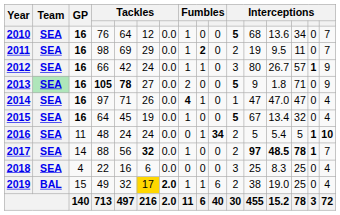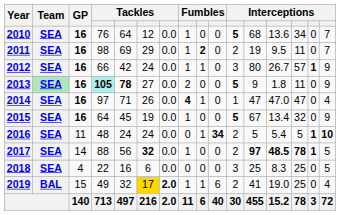(103, 84) no background -> (103, 84) paleturquoise background
(300, 84) 71 -> (300, 84) 11
(327, 118) 4 -> (327, 118) 9
(327, 151) 7 -> (327, 151) 5
(327, 168) 4 -> (327, 168) 5
(255, 185) 38 -> (255, 185) 41
